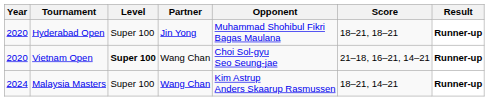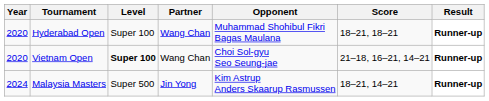(178, 33) Jin Yong -> (185, 33) Wang Chan
(132, 84) Super 100 -> (132, 84) Super 500
(185, 84) Wang Chan -> (178, 84) Jin Yong
